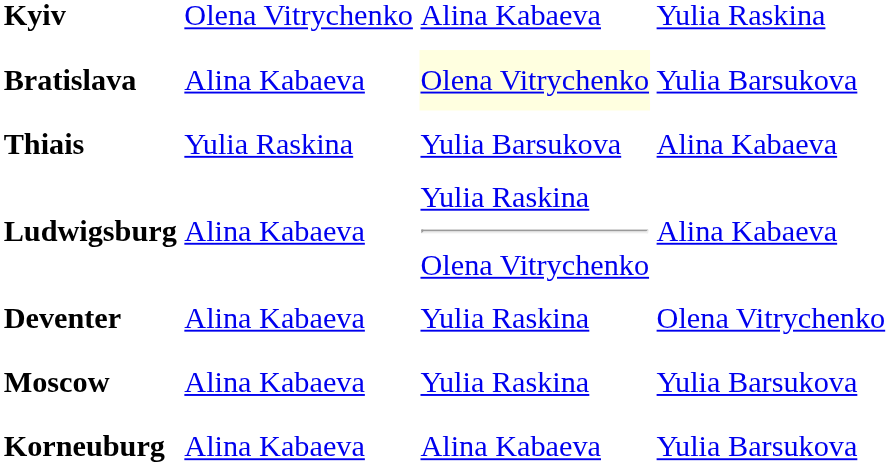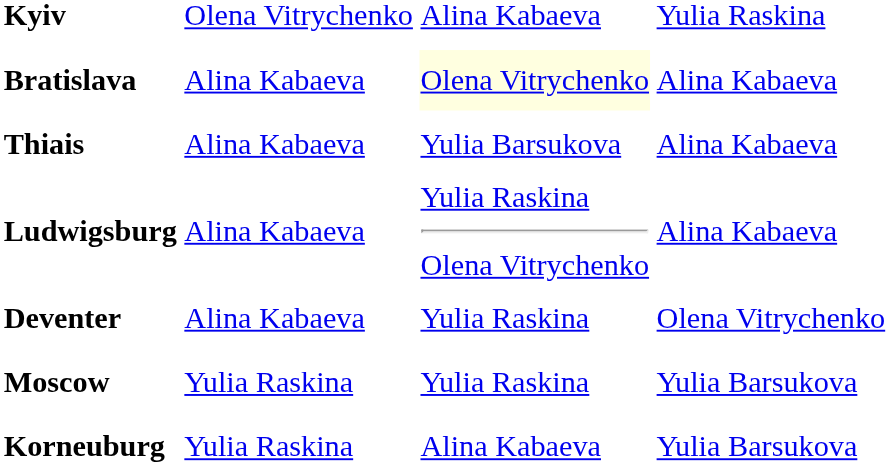(757, 79) Yulia Barsukova -> (747, 79) Alina Kabaeva
(269, 144) Yulia Raskina -> (275, 144) Alina Kabaeva
(275, 382) Alina Kabaeva -> (269, 382) Yulia Raskina
(275, 446) Alina Kabaeva -> (269, 446) Yulia Raskina
